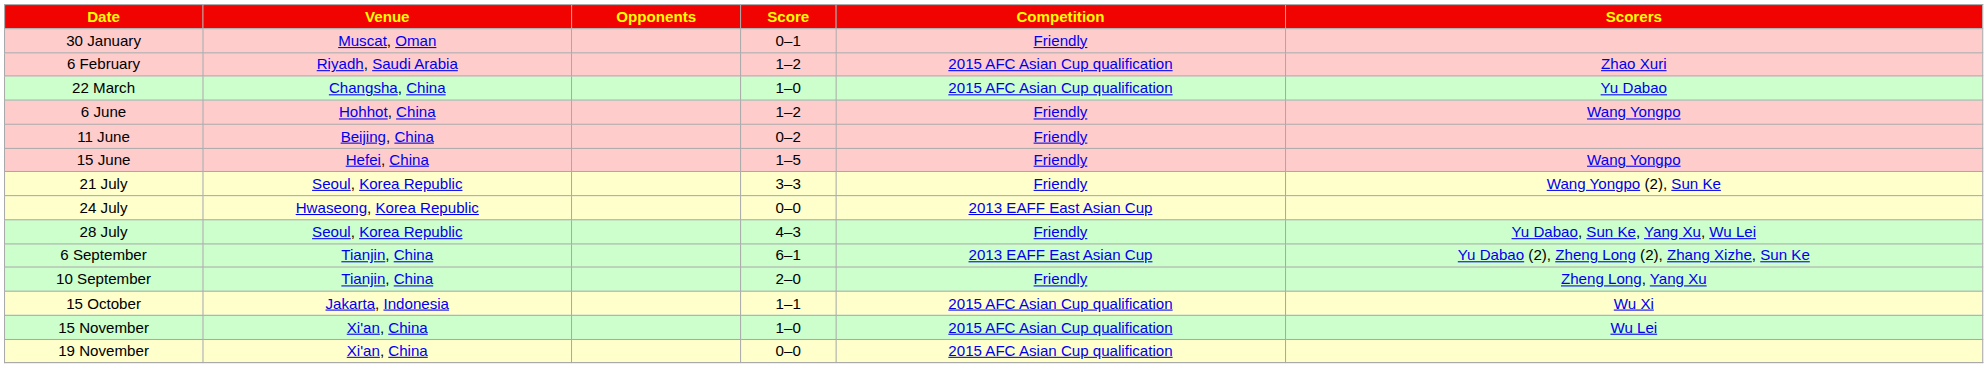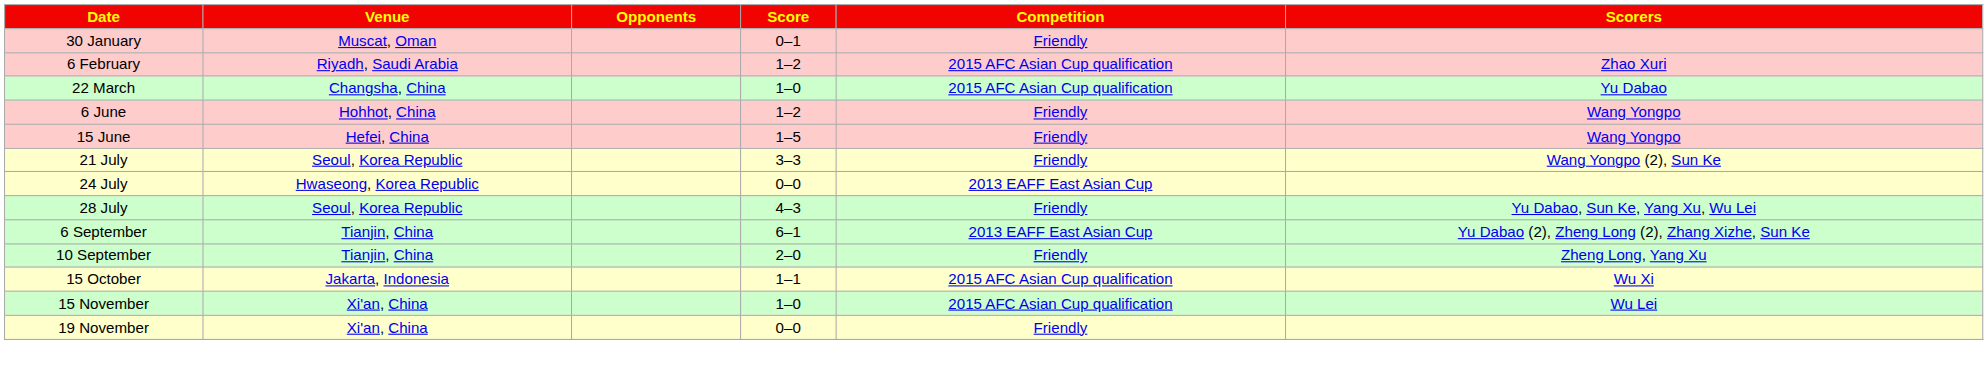- row: (104, 136)
(1060, 351) 2015 AFC Asian Cup qualification -> (1060, 327) Friendly
